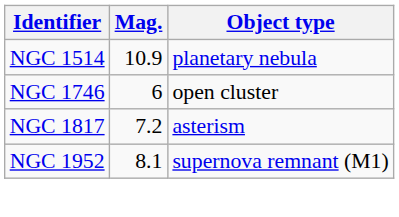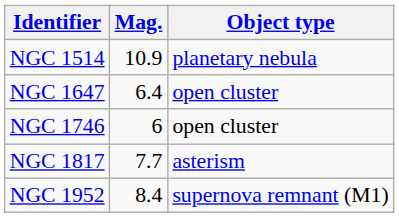+ row: (57, 91)
(149, 126) 7.2 -> (149, 160) 7.7
(149, 160) 8.1 -> (149, 195) 8.4
